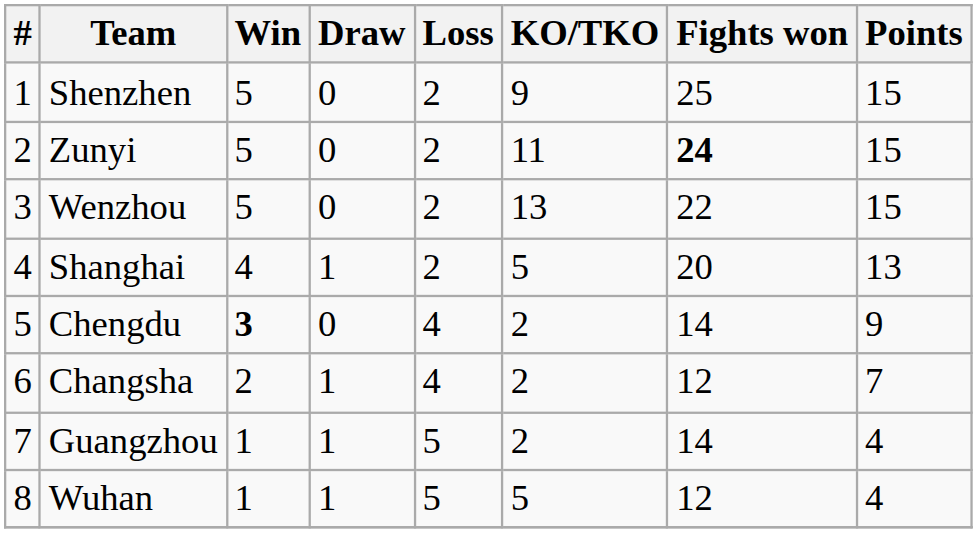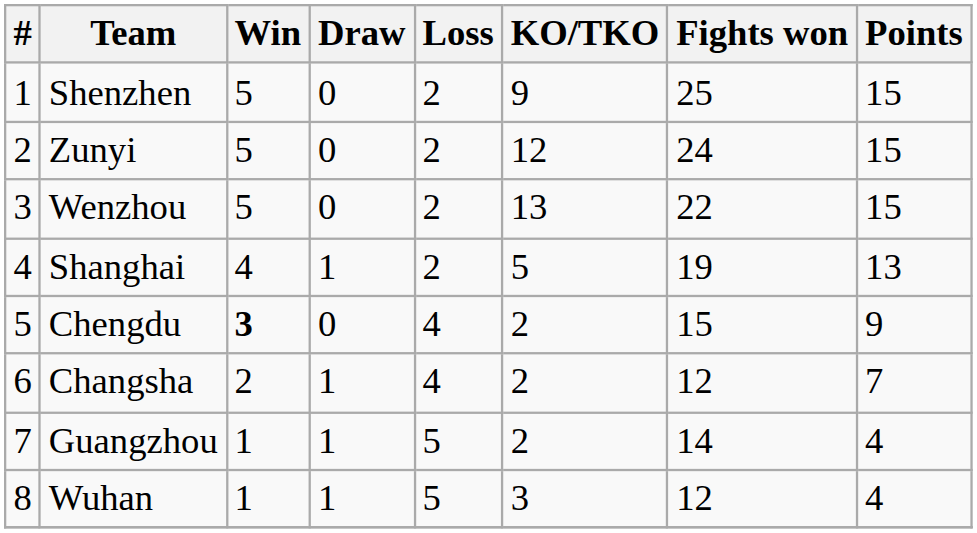(528, 149) 11 -> (529, 149) 12
(694, 149) bold -> (694, 149) normal
(694, 265) 20 -> (694, 265) 19
(694, 324) 14 -> (694, 324) 15
(520, 498) 5 -> (520, 498) 3
